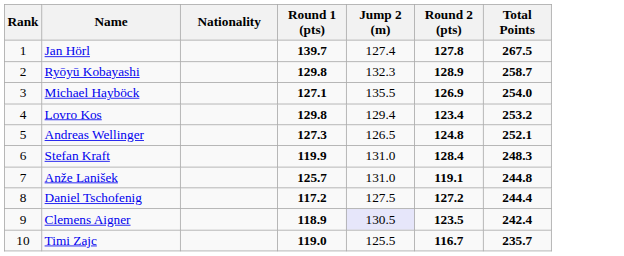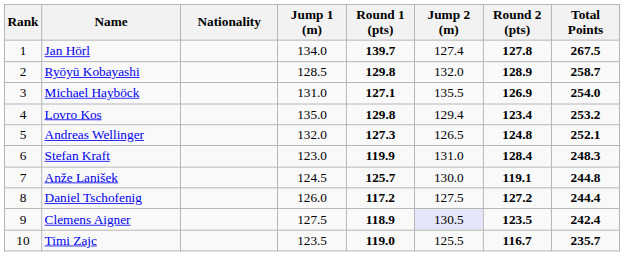+ column: (312, 22)
(380, 72) 132.3 -> (449, 72) 132.0
(380, 177) 131.0 -> (449, 177) 130.0
